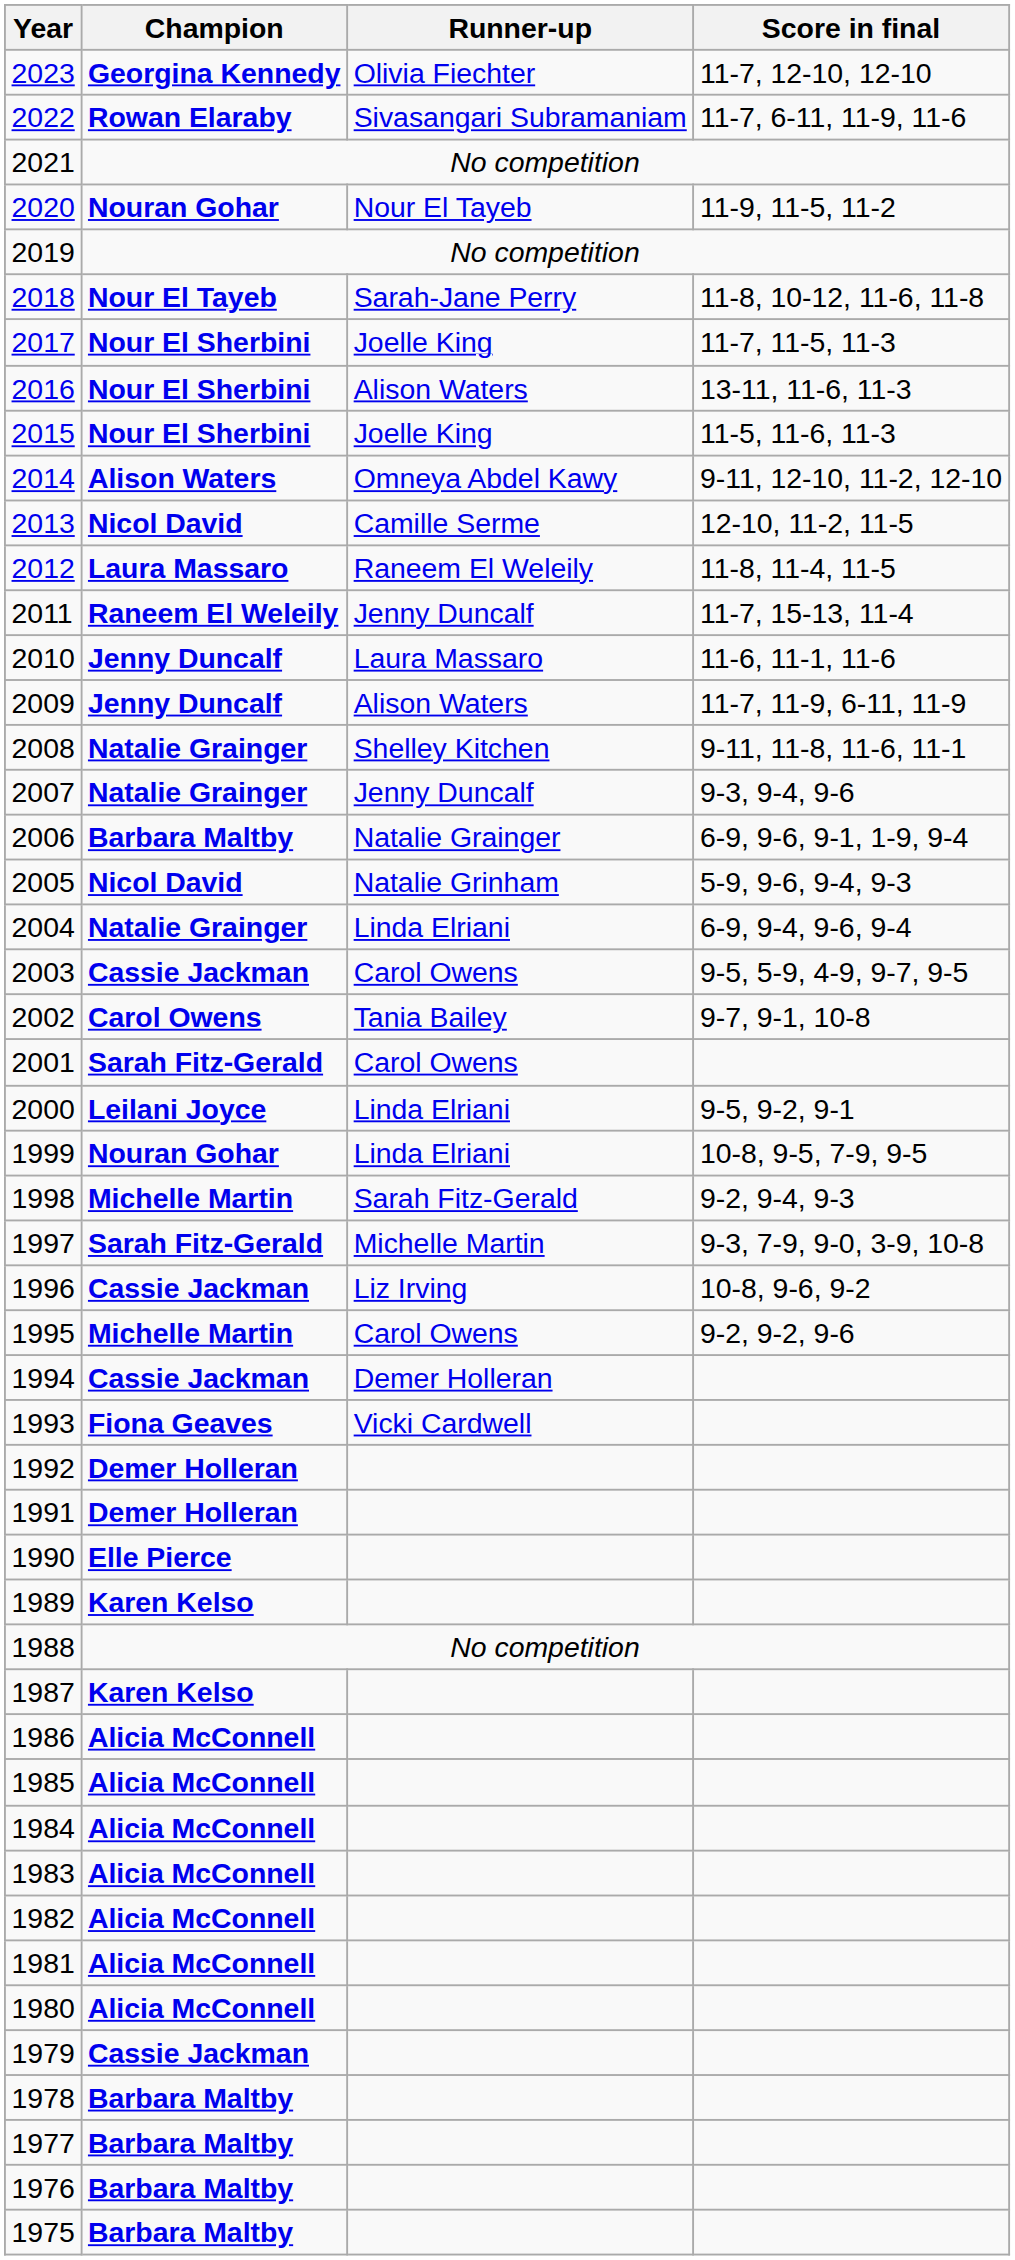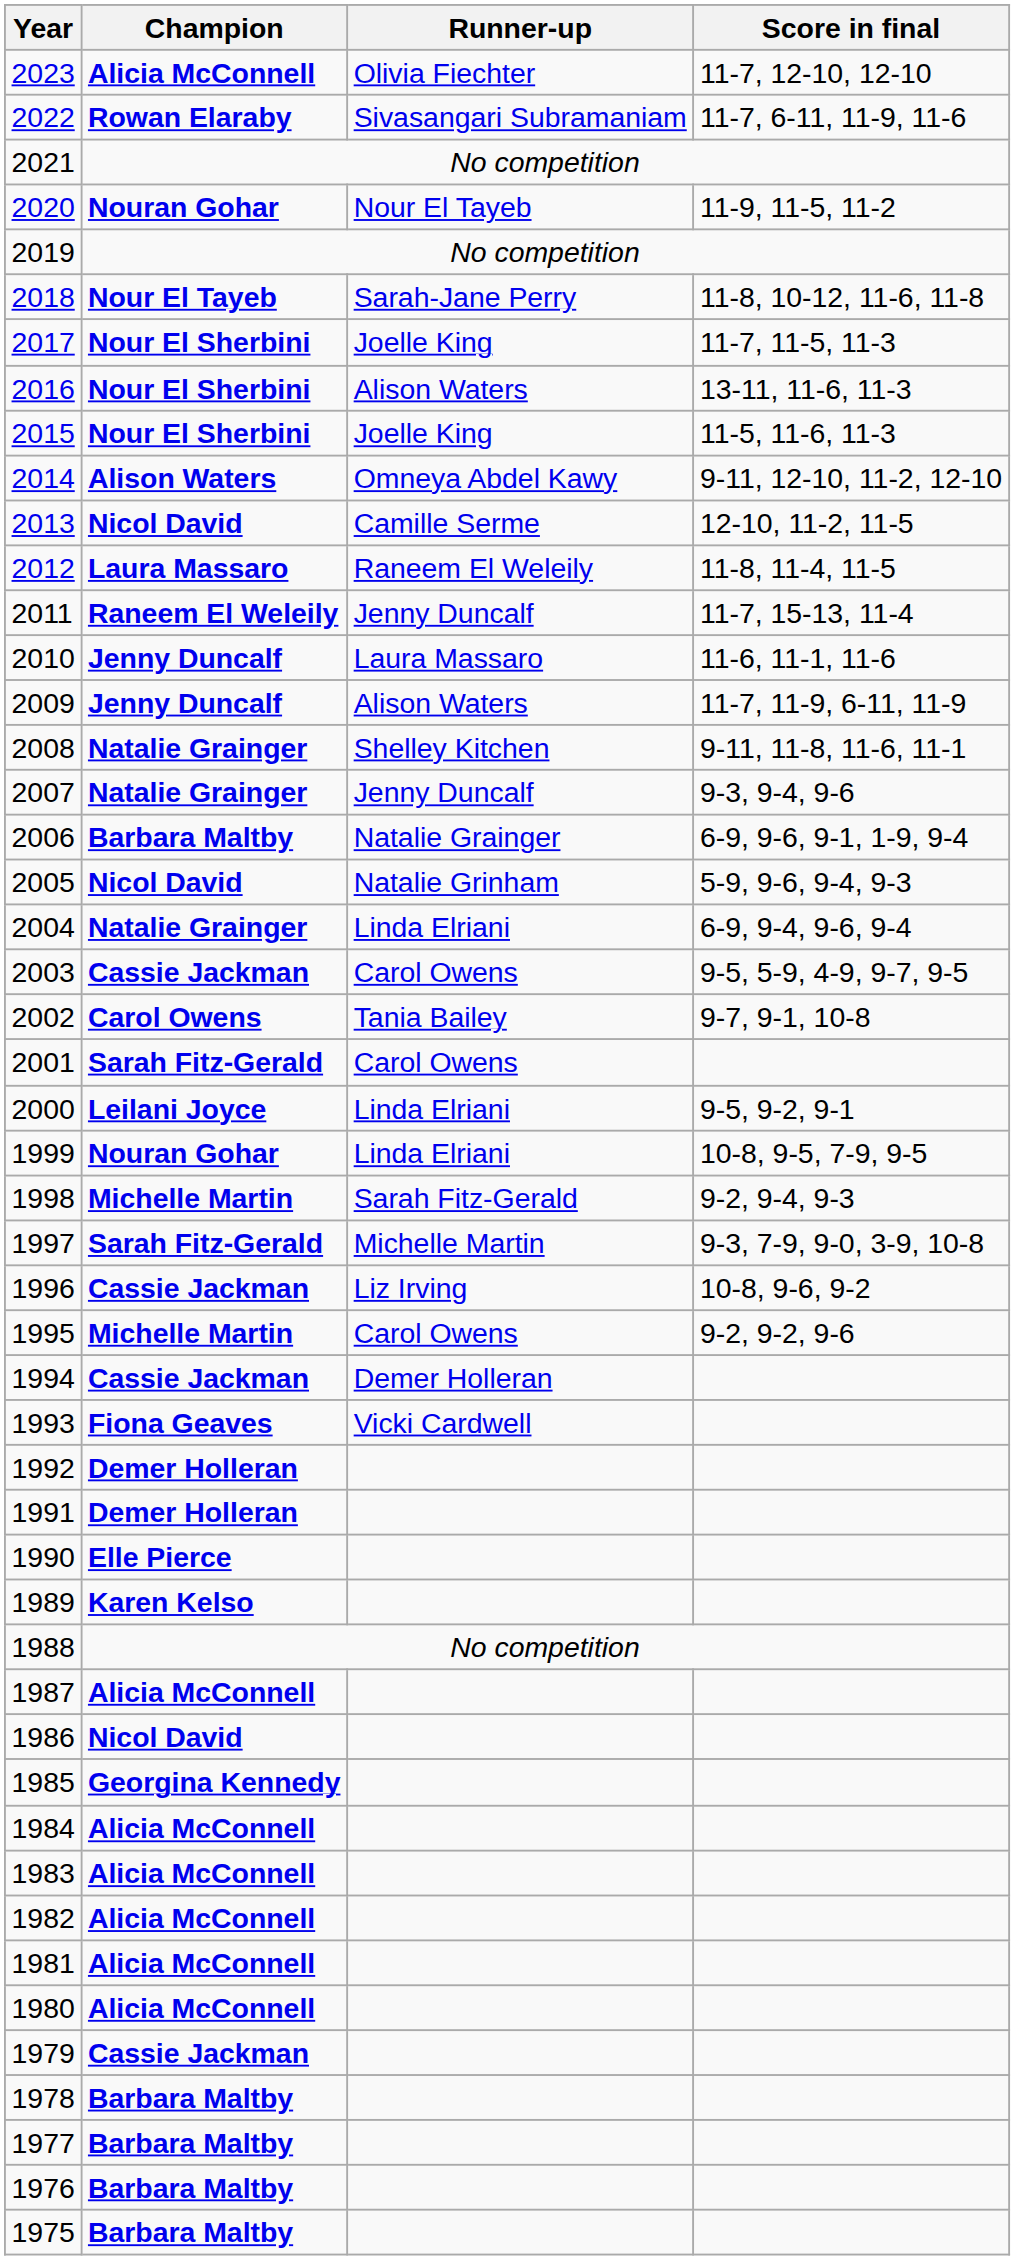(214, 73) Georgina Kennedy -> (202, 73) Alicia McConnell
(171, 1693) Karen Kelso -> (202, 1693) Alicia McConnell
(202, 1738) Alicia McConnell -> (165, 1738) Nicol David
(202, 1782) Alicia McConnell -> (214, 1782) Georgina Kennedy
